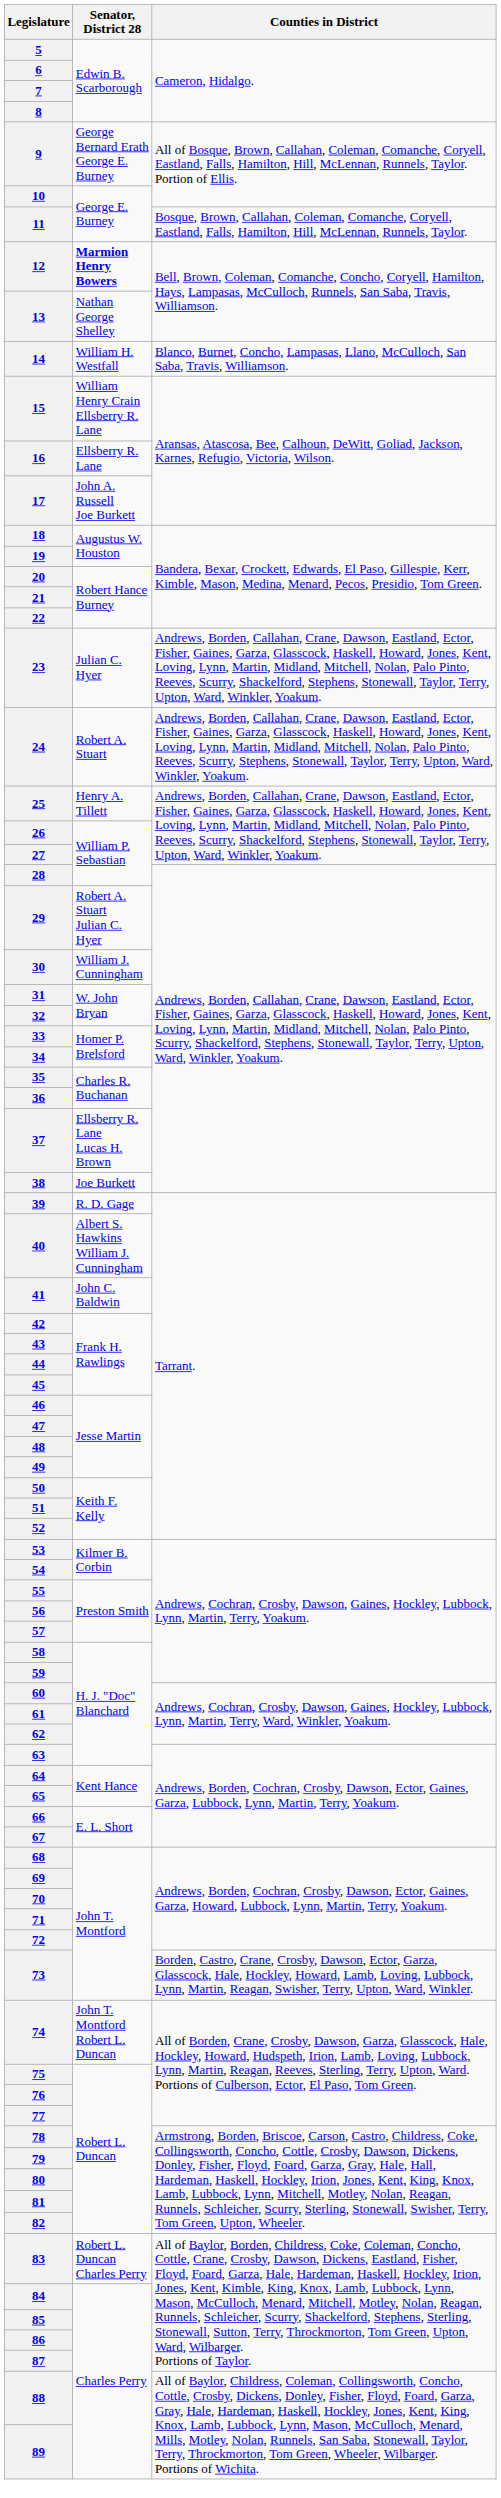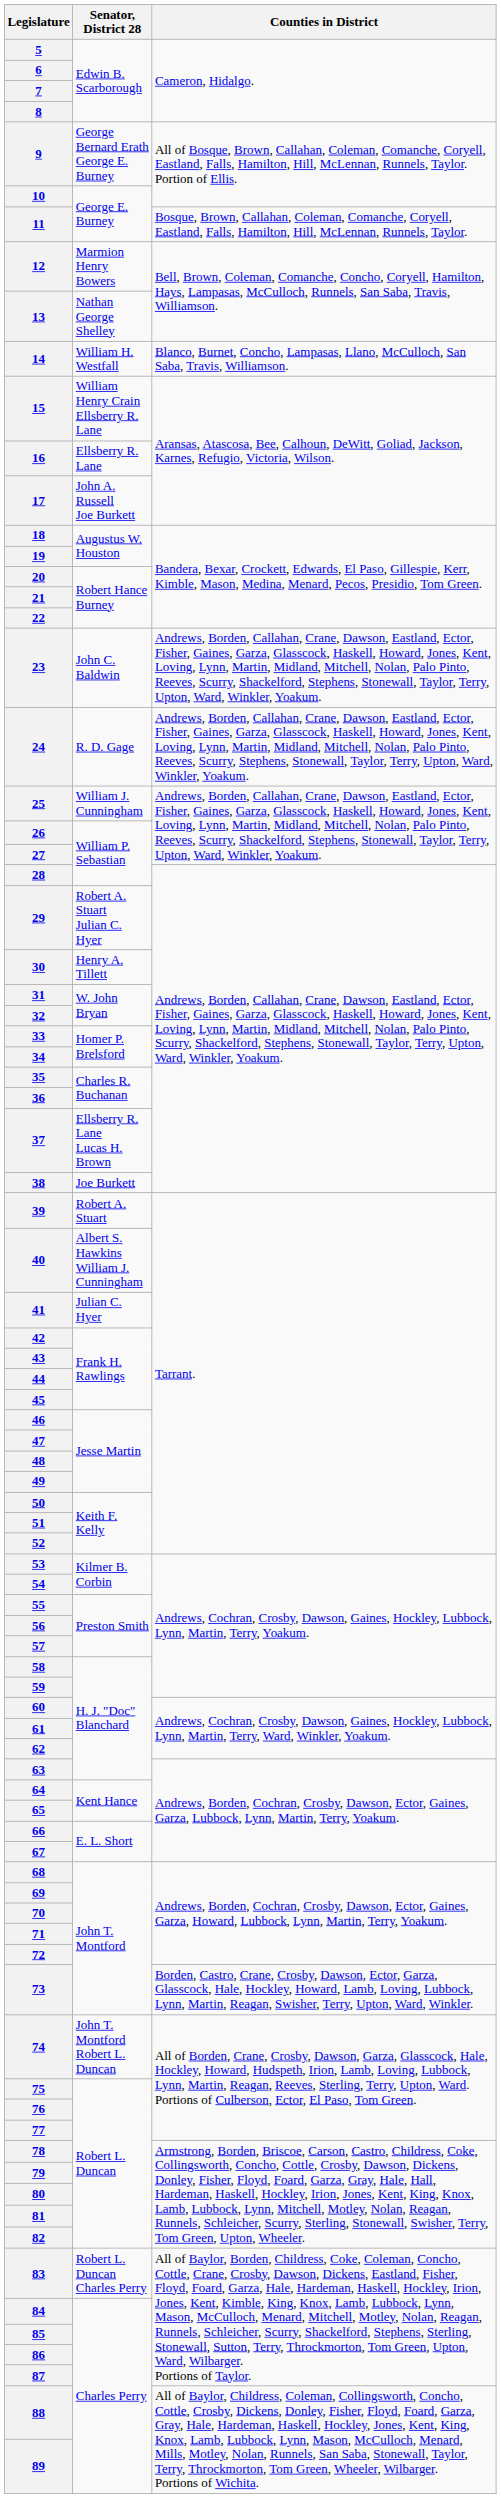(102, 266) bold -> (100, 266) normal
(99, 667) Julian C. Hyer -> (98, 667) John C. Baldwin
(101, 746) Robert A. Stuart -> (105, 746) R. D. Gage
(100, 803) Henry A. Tillett -> (109, 803) William J. Cunningham
(109, 967) William J. Cunningham -> (100, 967) Henry A. Tillett
(105, 1203) R. D. Gage -> (101, 1210) Robert A. Stuart
(98, 1295) John C. Baldwin -> (99, 1310) Julian C. Hyer
